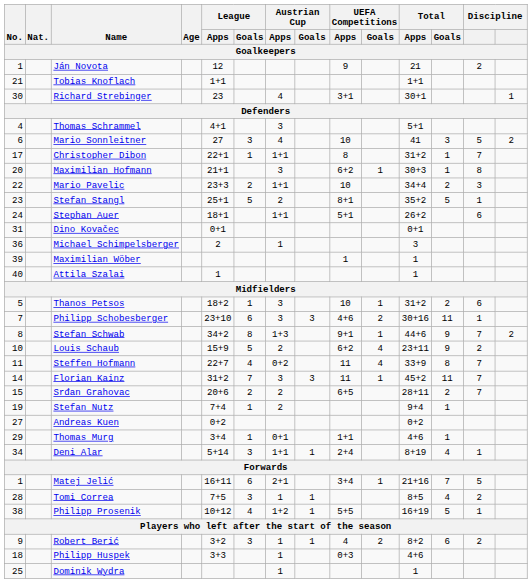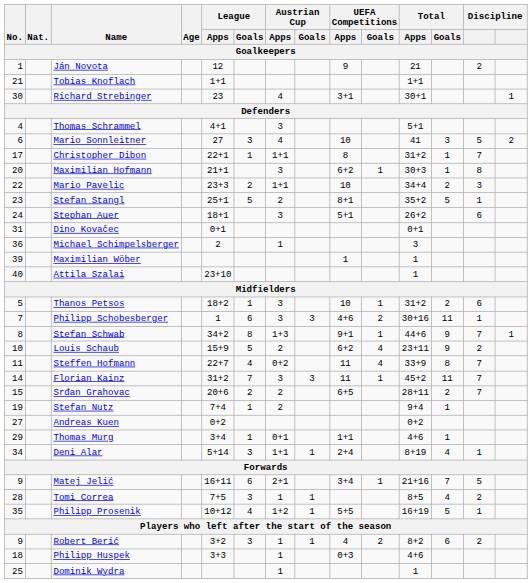(280, 215) 1+1 -> (280, 215) 3
(218, 274) 1 -> (218, 274) 23+10
(218, 319) 23+10 -> (218, 319) 1
(511, 334) 2 -> (511, 334) 1
(20, 482) 1 -> (20, 482) 9
(17, 512) 38 -> (17, 512) 35
